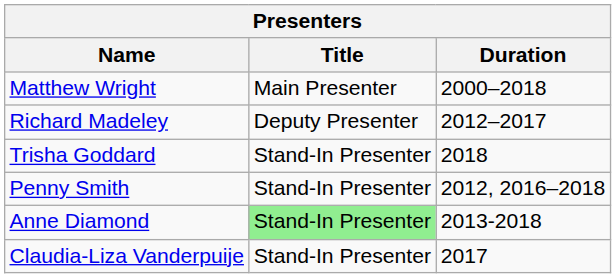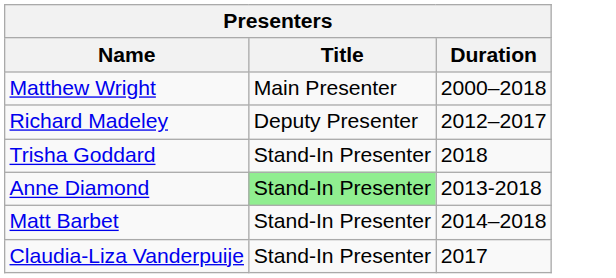- row: (69, 188)
+ row: (64, 222)
